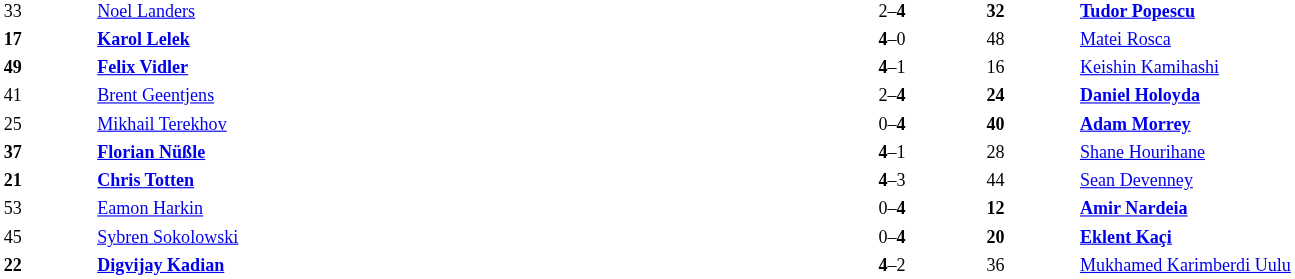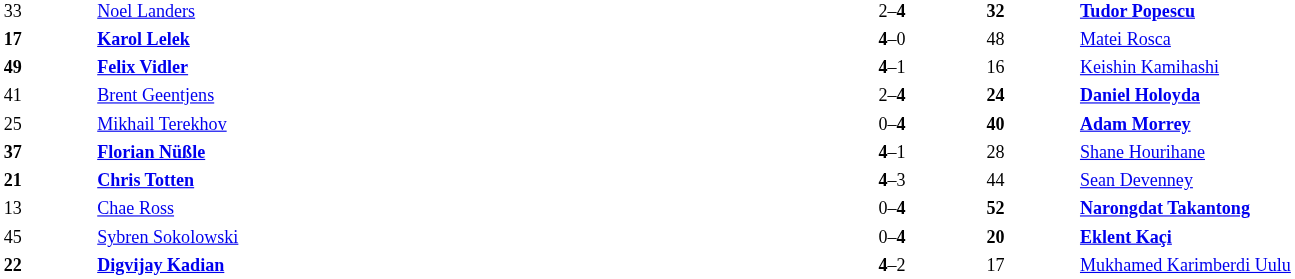- row: (150, 208)
+ row: (136, 208)
(996, 265) 36 -> (996, 265) 17
